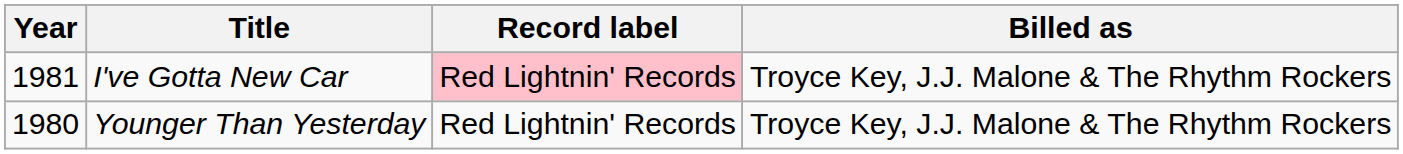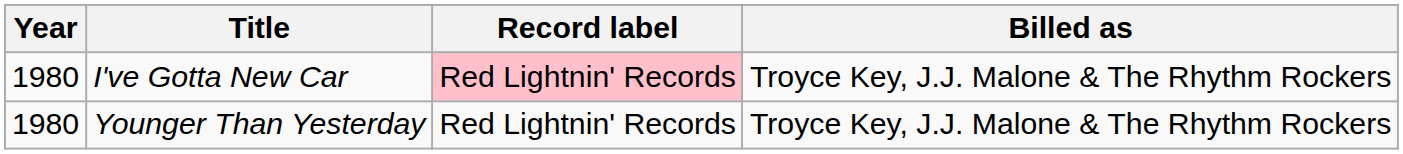(46, 76) 1981 -> (46, 76) 1980
